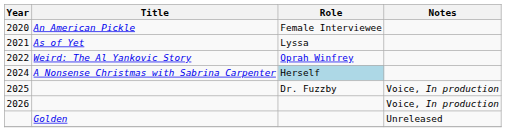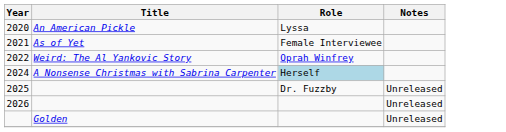(331, 27) Female Interviewee -> (294, 27) Lyssa
(294, 42) Lyssa -> (331, 42) Female Interviewee
(443, 88) Voice, In production -> (414, 88) Unreleased
(443, 104) Voice, In production -> (414, 104) Unreleased
